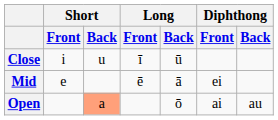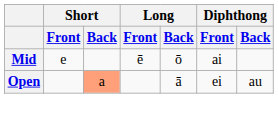- row: (24, 59)
(179, 81) ā -> (179, 59) ō
(217, 81) ei -> (217, 59) ai
(179, 103) ō -> (179, 81) ā
(217, 103) ai -> (217, 81) ei
